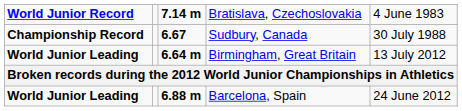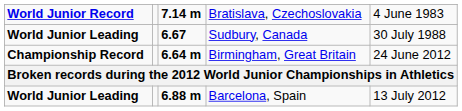(76, 34) Championship Record -> (73, 34) World Junior Leading
(73, 55) World Junior Leading -> (76, 55) Championship Record
(410, 55) 13 July 2012 -> (412, 55) 24 June 2012
(412, 95) 24 June 2012 -> (410, 95) 13 July 2012
